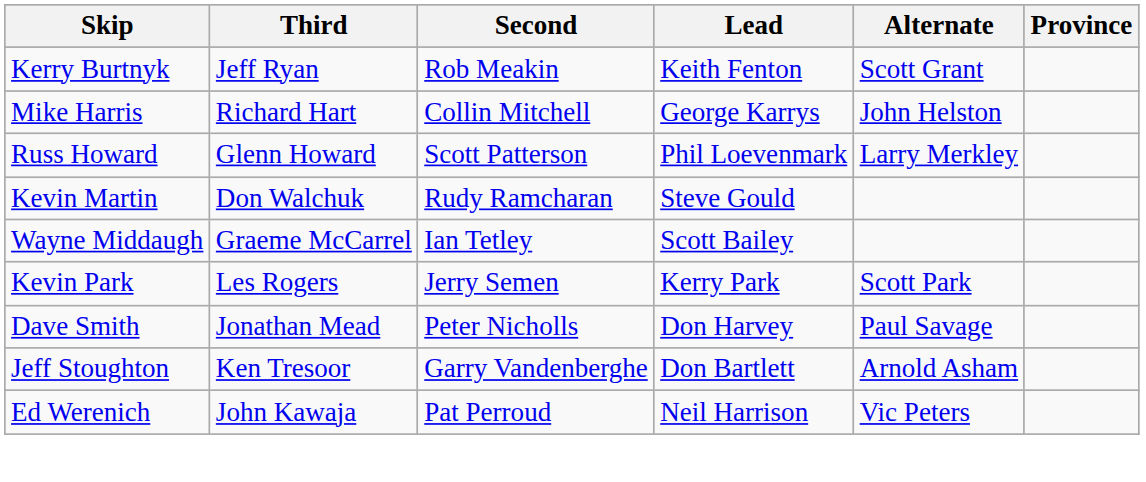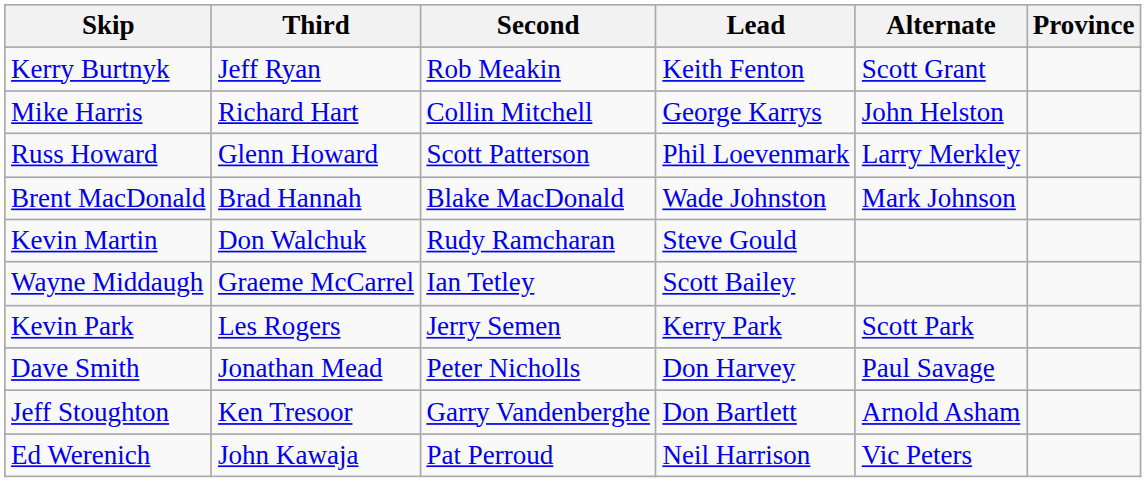+ row: (108, 197)
